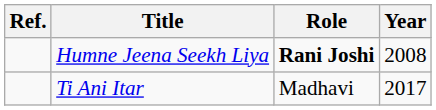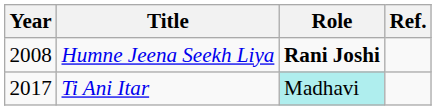columns swapped: (405, 21) <-> (28, 21)
(316, 88) no background -> (322, 88) paleturquoise background
